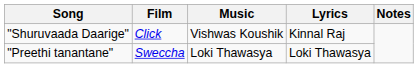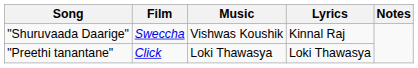(148, 33) Click -> (160, 33) Sweccha
(160, 53) Sweccha -> (148, 53) Click
